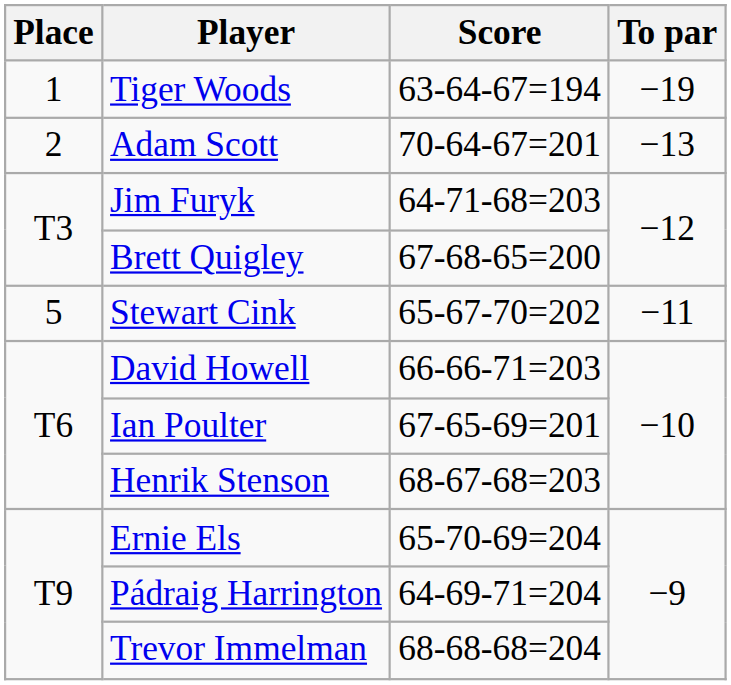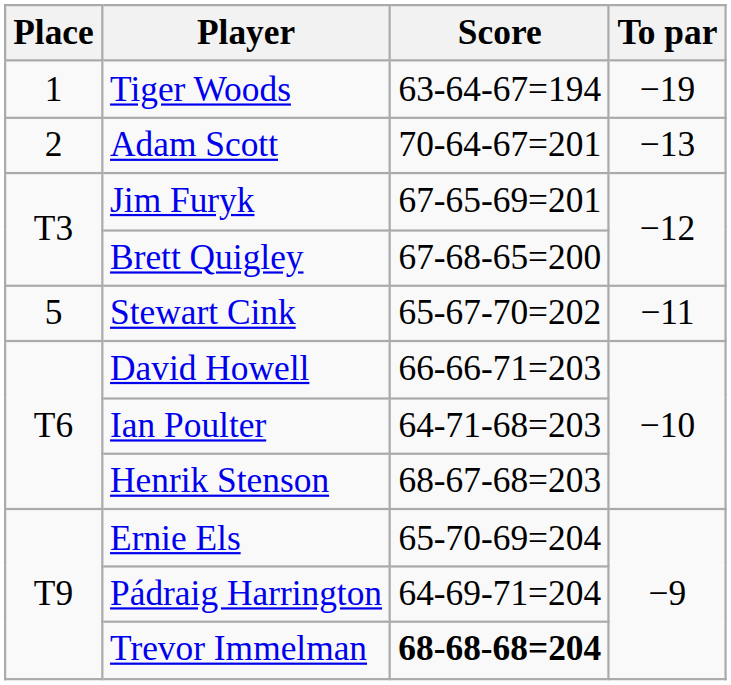(500, 200) 64-71-68=203 -> (500, 200) 67-65-69=201
(500, 425) 67-65-69=201 -> (500, 425) 64-71-68=203
(500, 649) normal -> (500, 649) bold
